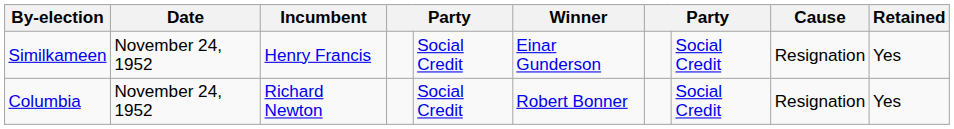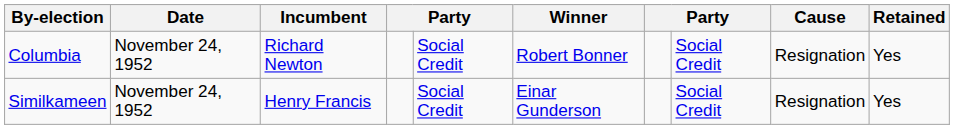rows swapped: (57, 54) <-> (45, 101)
